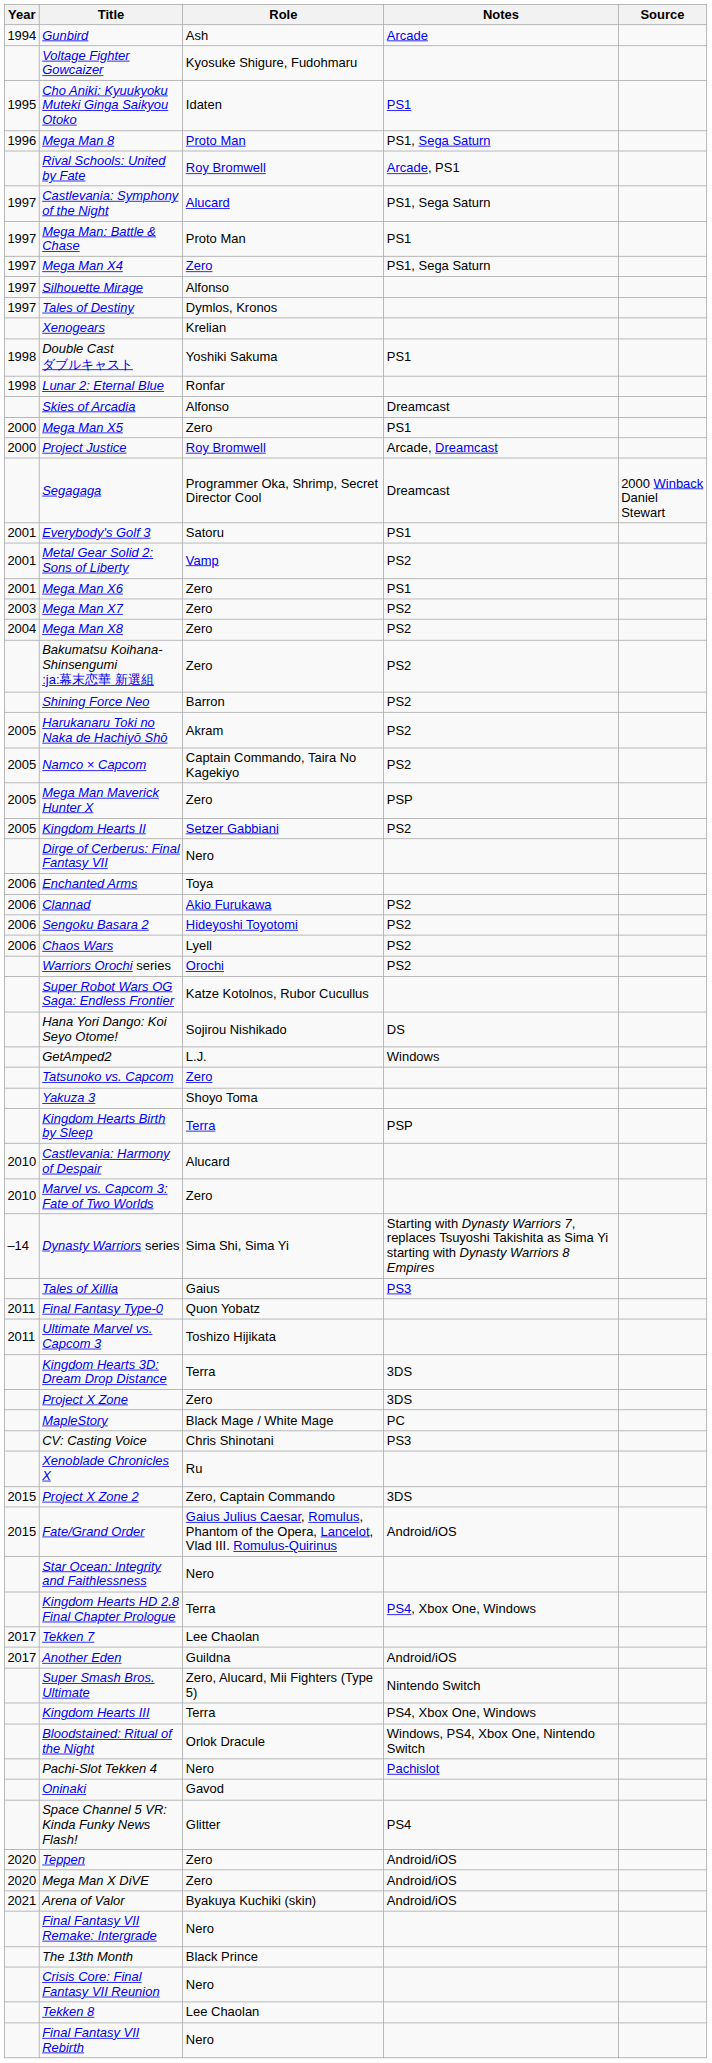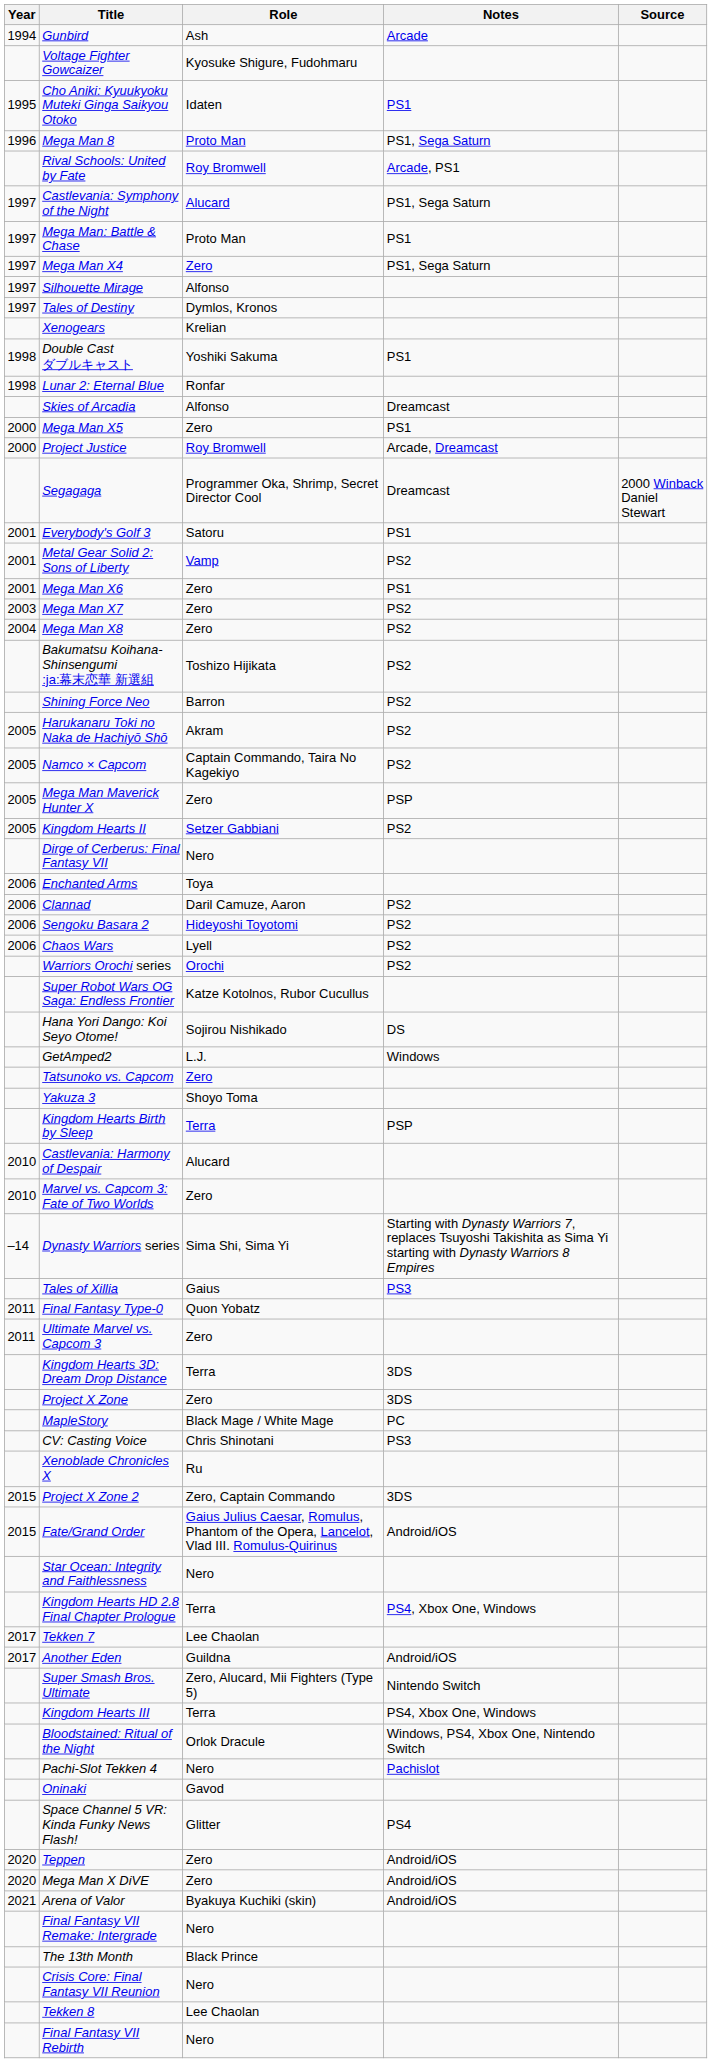(199, 666) Zero -> (231, 666) Toshizo Hijikata
(229, 904) Akio Furukawa -> (246, 904) Daril Camuze, Aaron
(231, 1336) Toshizo Hijikata -> (199, 1336) Zero
